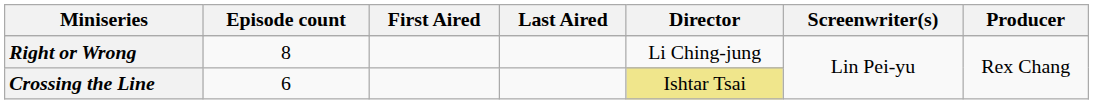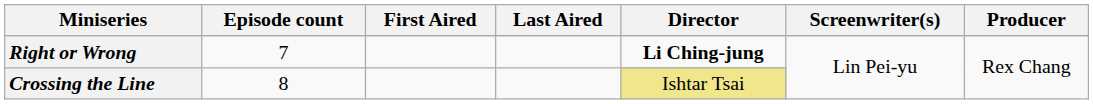(286, 51) 8 -> (283, 51) 7
(705, 51) normal -> (703, 51) bold
(286, 83) 6 -> (283, 83) 8
